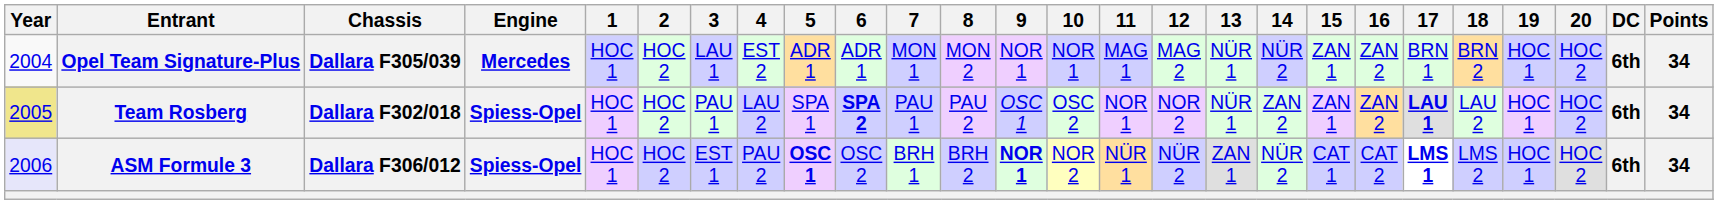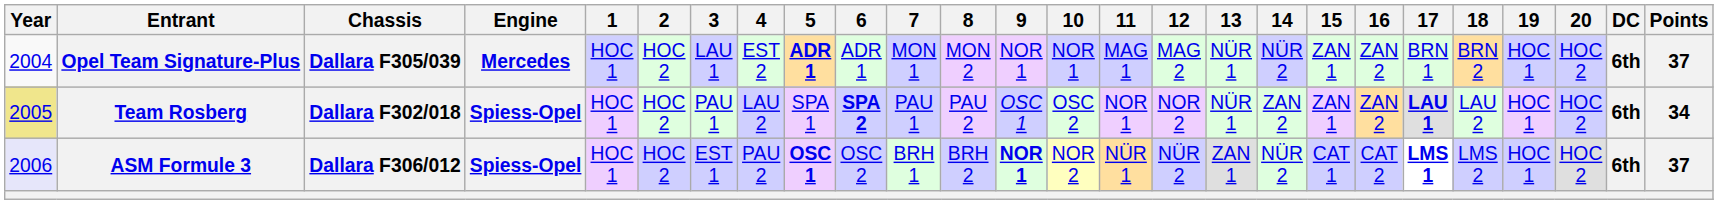(810, 61) normal -> (810, 61) bold
(1679, 61) 34 -> (1679, 61) 37
(1679, 164) 34 -> (1679, 164) 37
